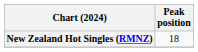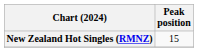(174, 39) 18 -> (174, 39) 15
